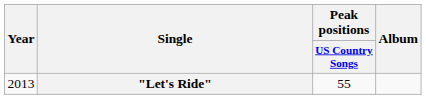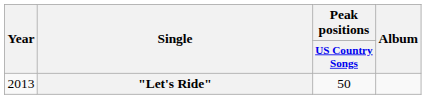(344, 83) 55 -> (344, 83) 50
